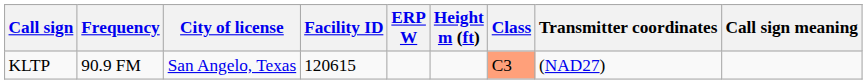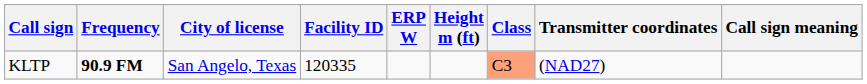(111, 65) normal -> (112, 65) bold
(330, 65) 120615 -> (330, 65) 120335
